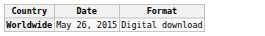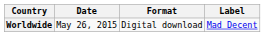+ column: (232, 11)
